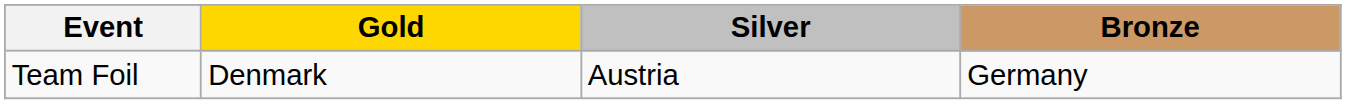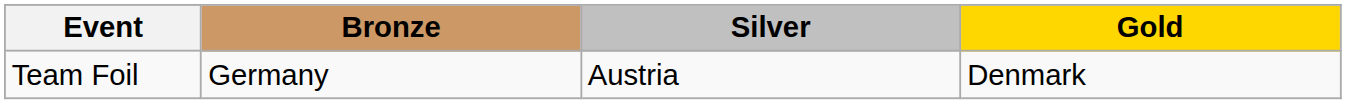columns swapped: (391, 27) <-> (1150, 27)
